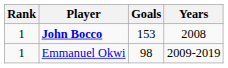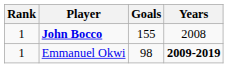(146, 33) 153 -> (146, 33) 155
(194, 53) normal -> (194, 53) bold
